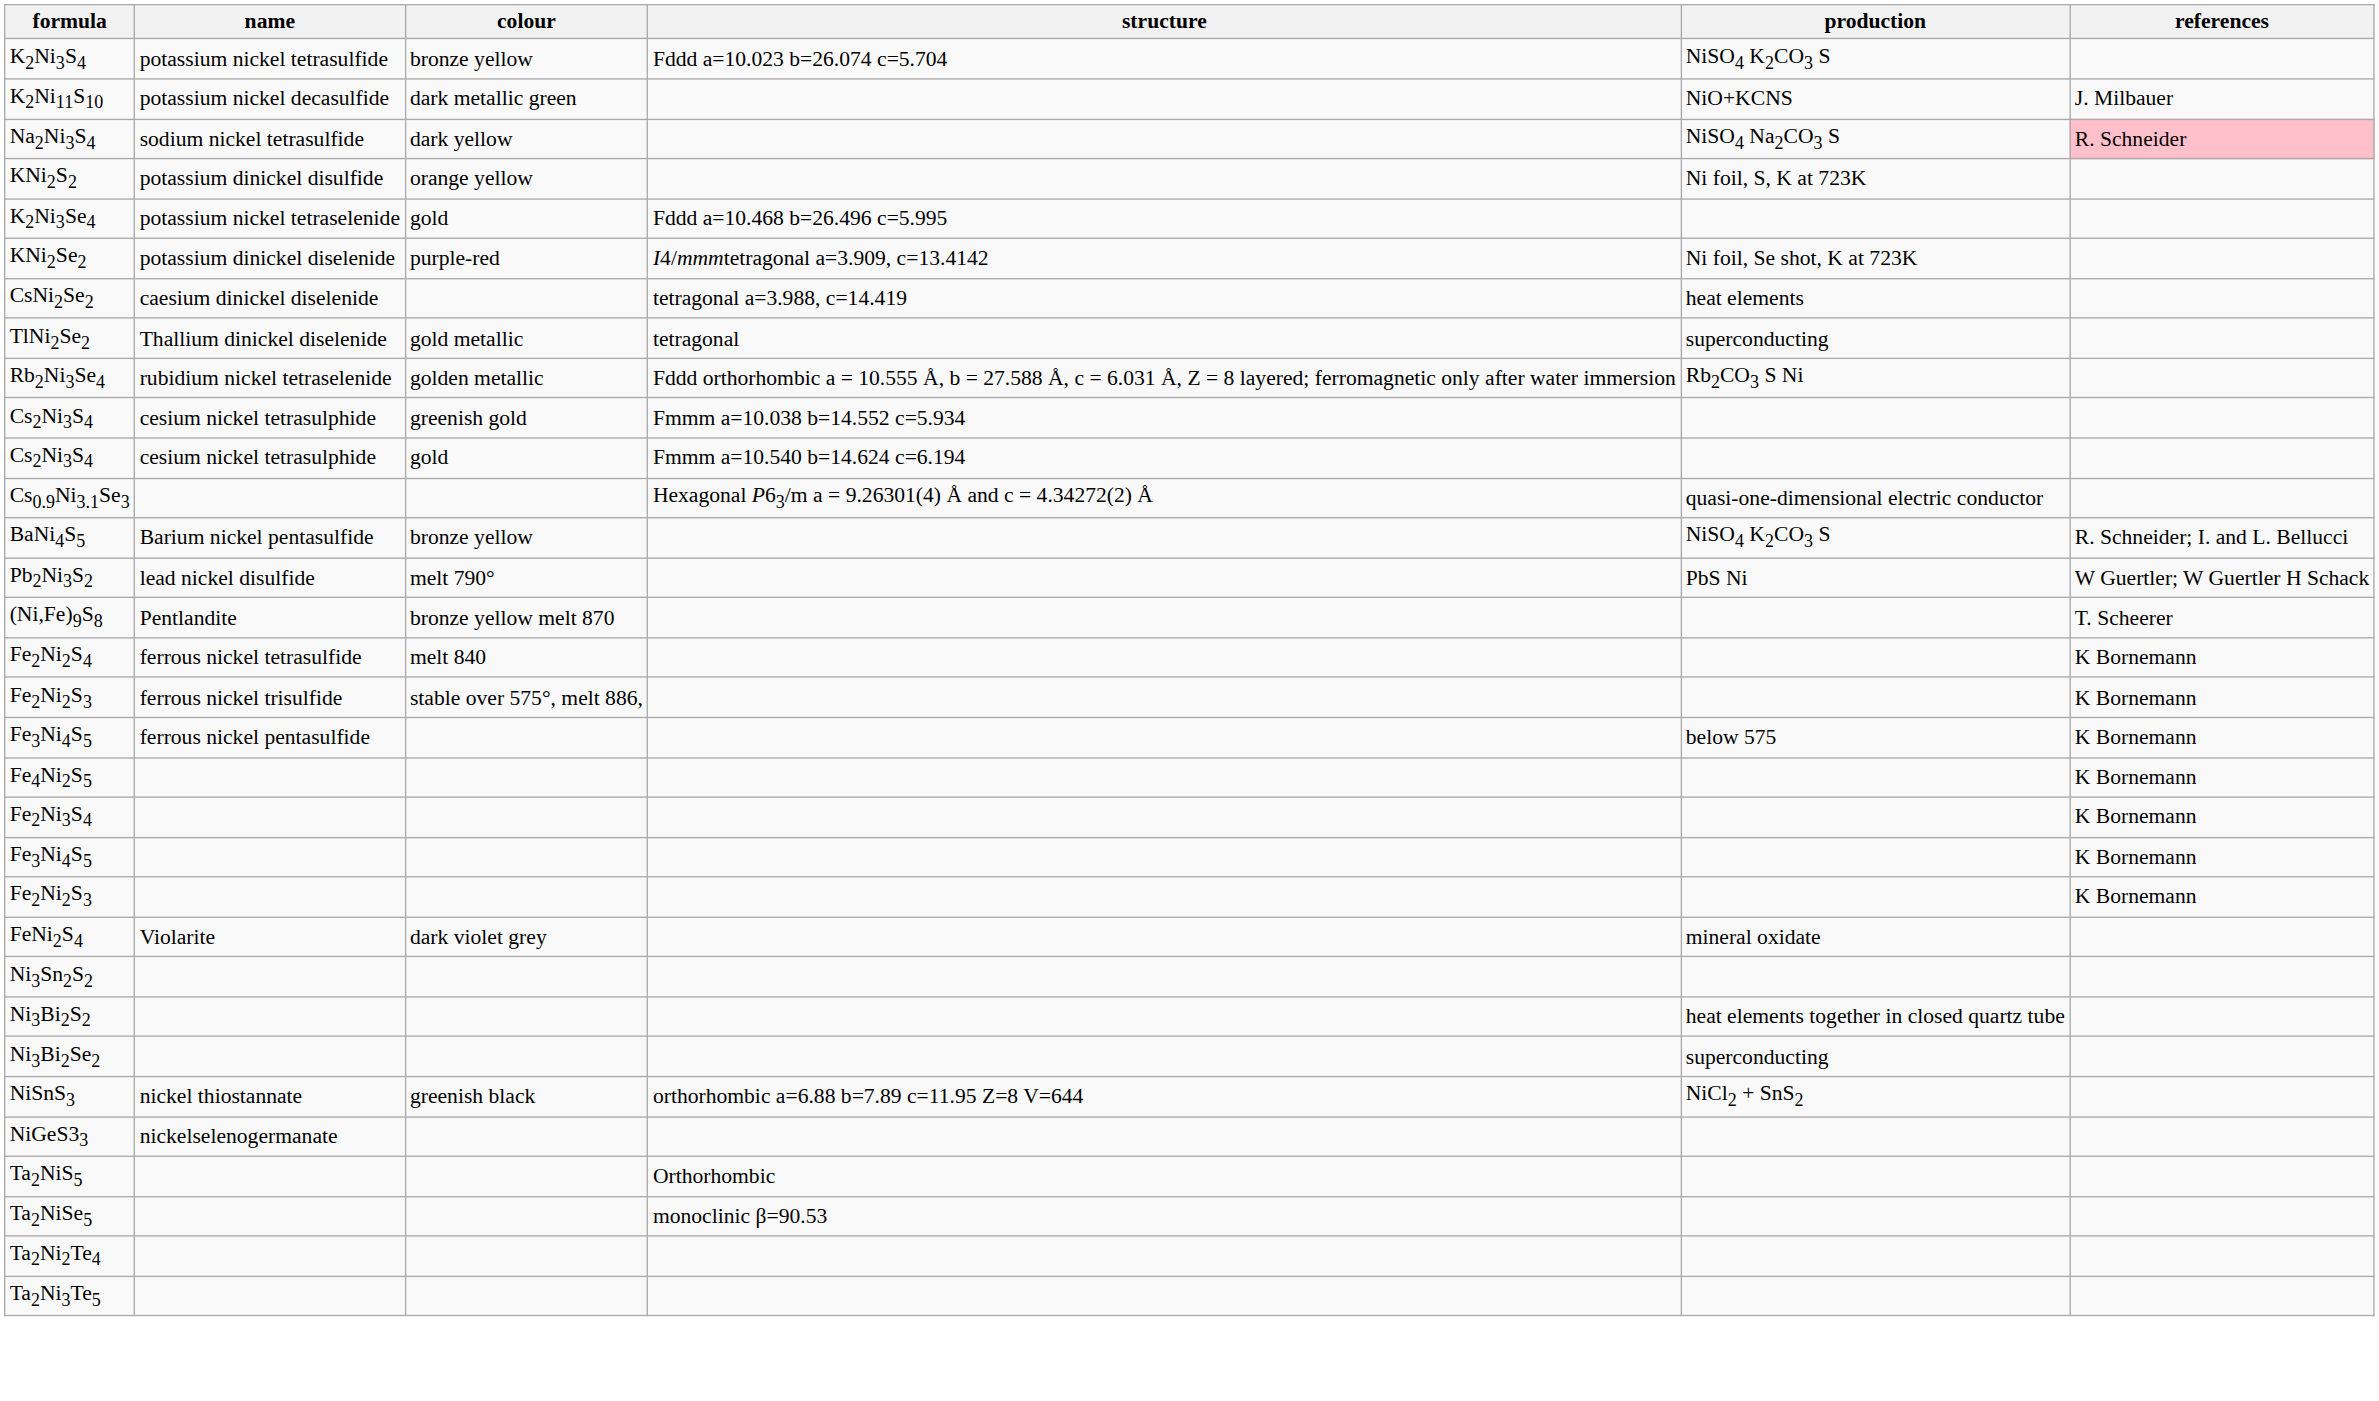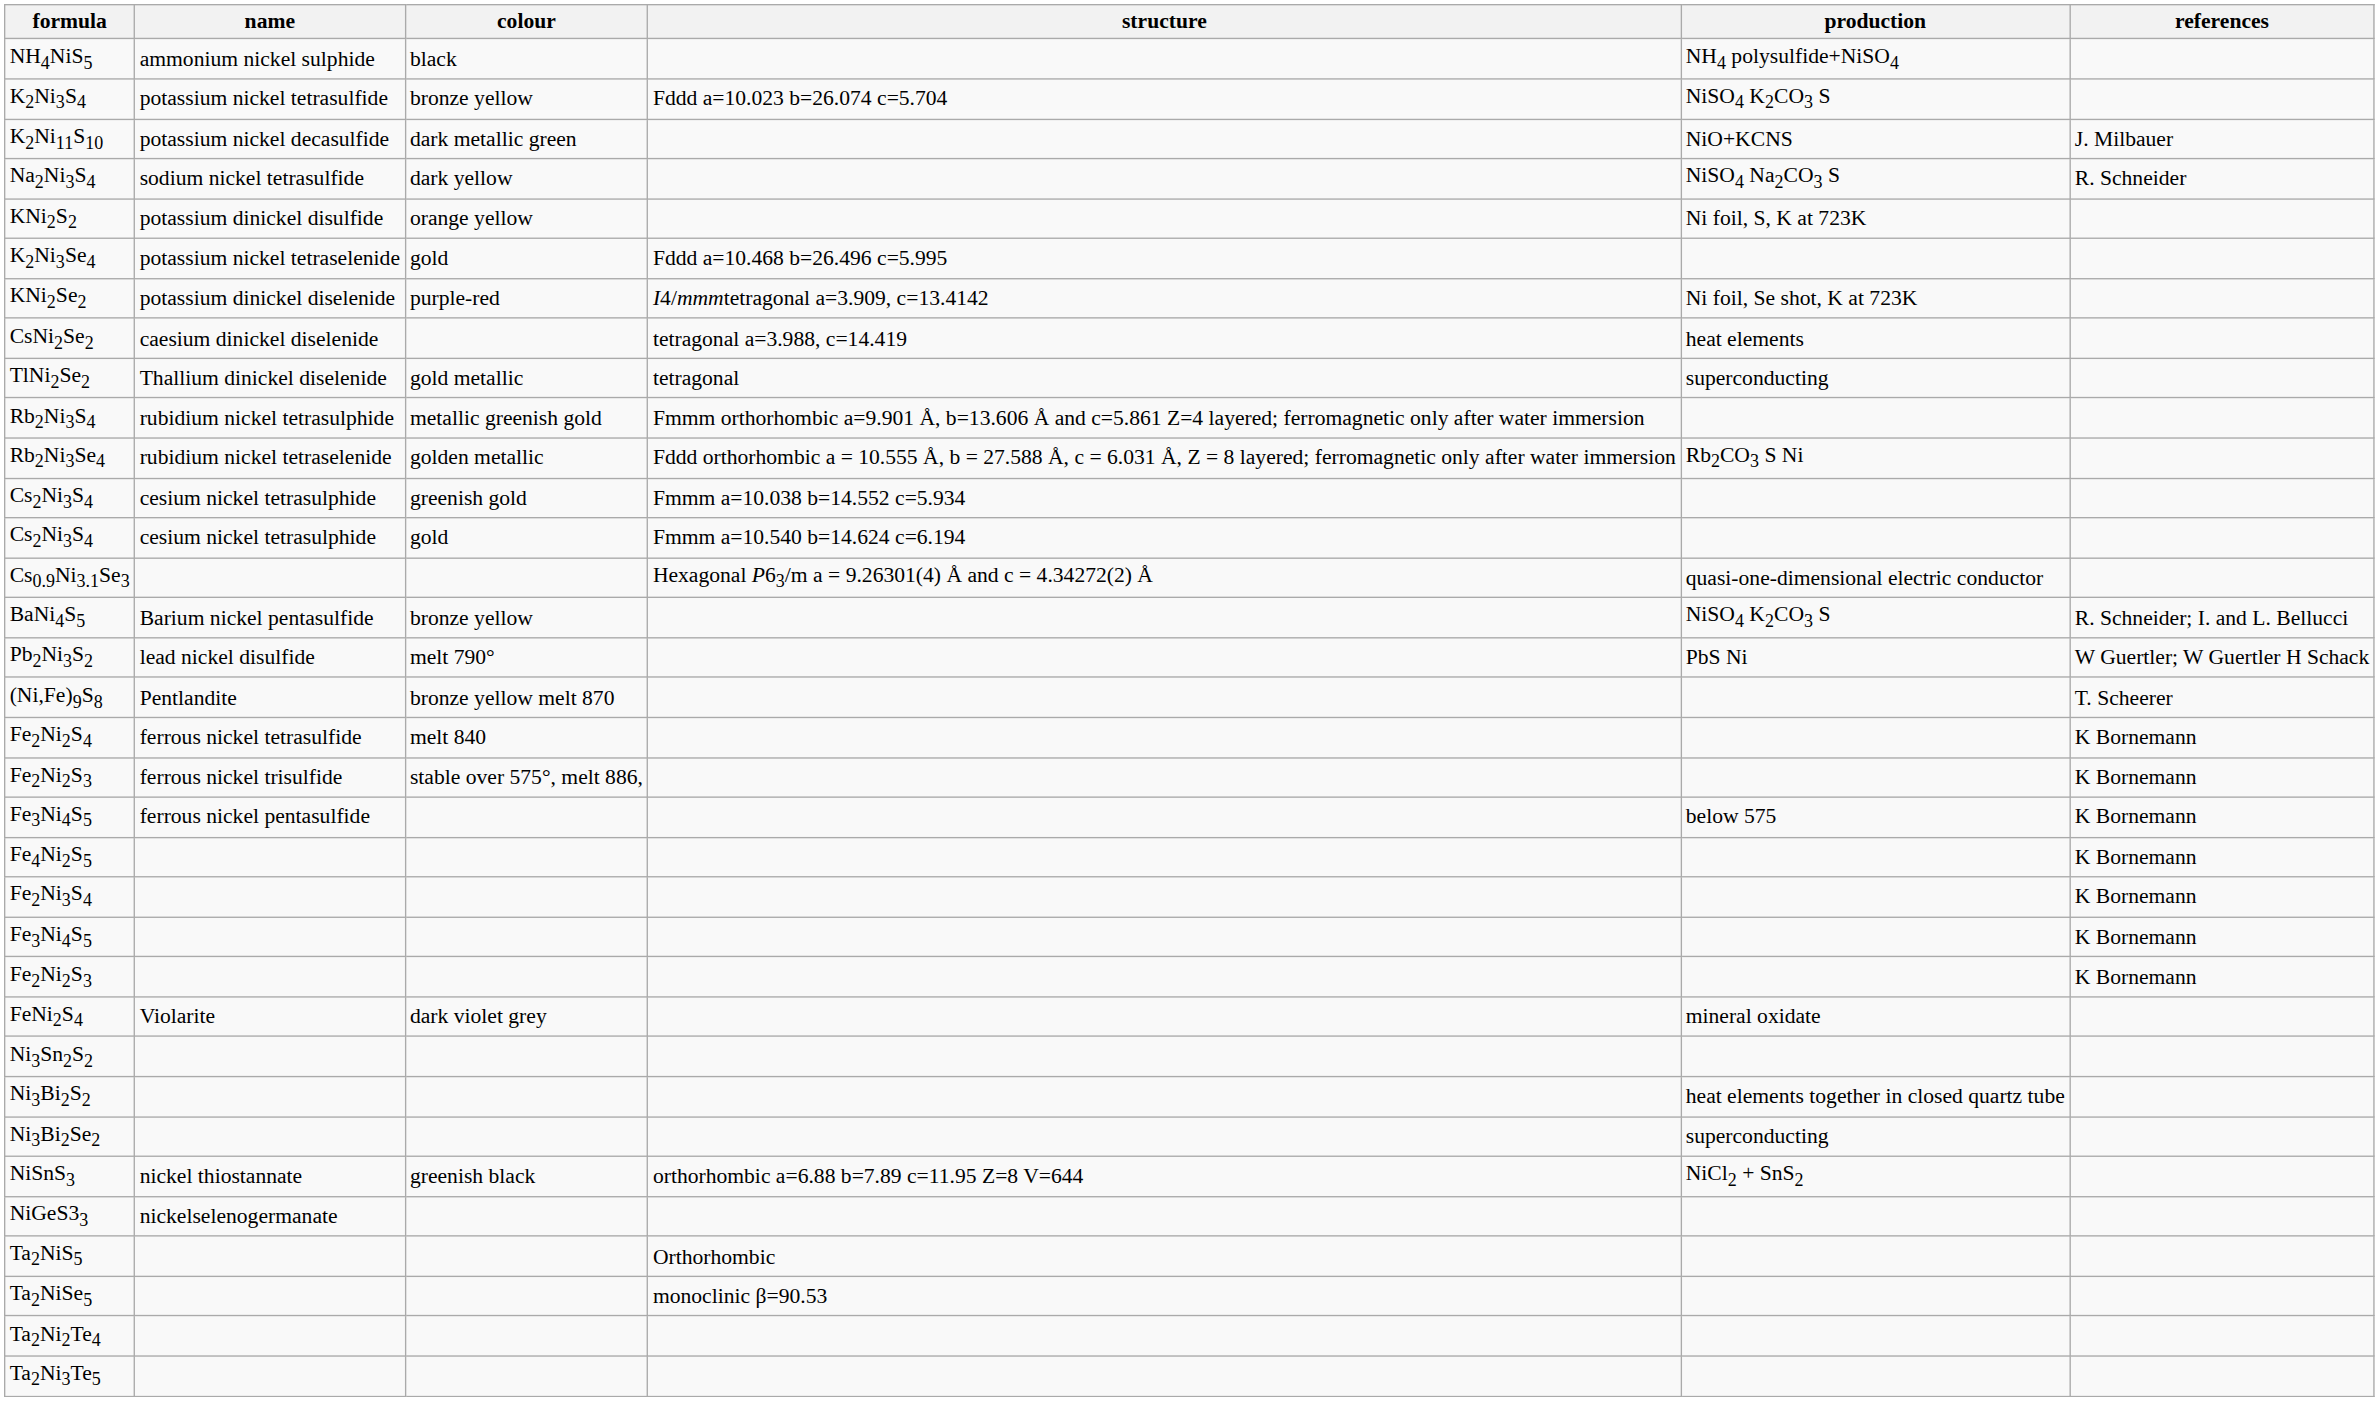+ row: (51, 58)
(2131, 138) pink background -> (2131, 178) no background
+ row: (53, 417)
